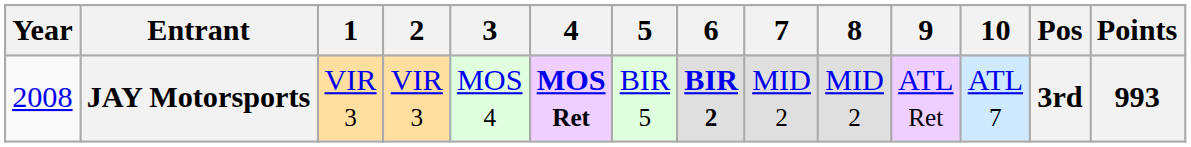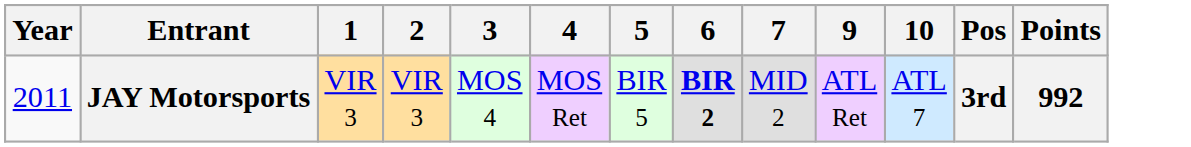- column: (855, 29)
(42, 97) 2008 -> (42, 97) 2011
(571, 97) bold -> (569, 97) normal
(1137, 97) 993 -> (1061, 97) 992
